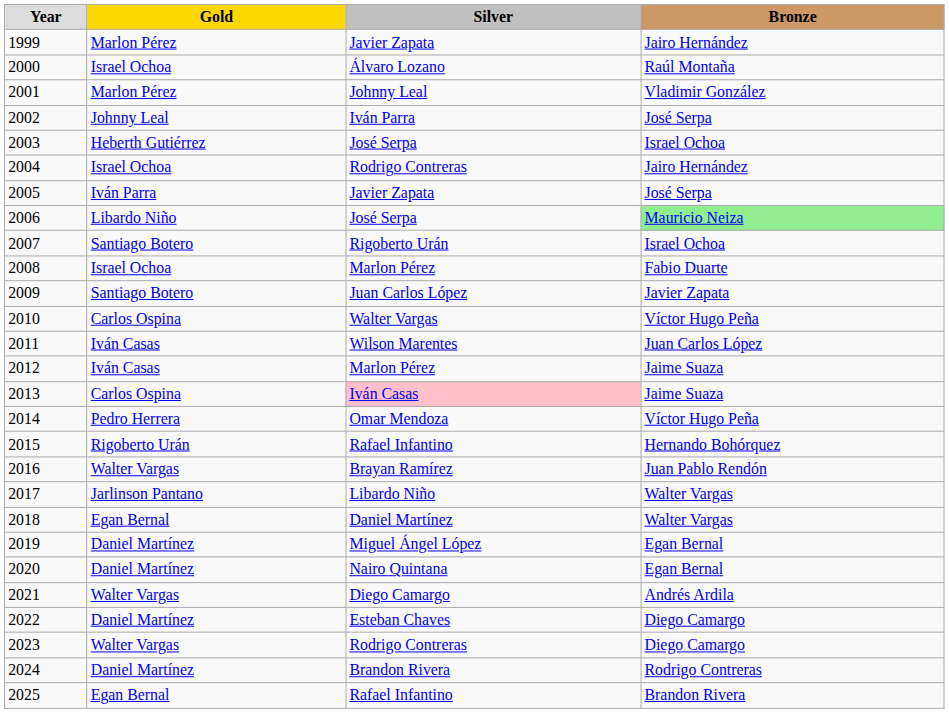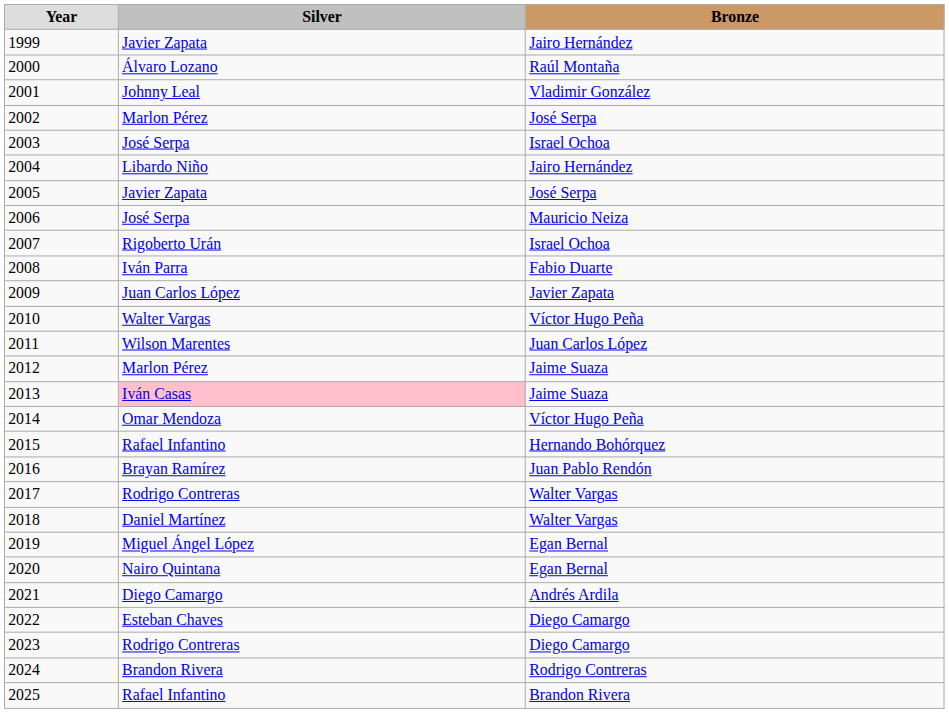- column: (216, 17)
(382, 117) Iván Parra -> (165, 117) Marlon Pérez
(408, 167) Rodrigo Contreras -> (165, 167) Libardo Niño
(694, 218) lightgreen background -> (579, 218) no background
(392, 268) Marlon Pérez -> (155, 268) Iván Parra
(392, 494) Libardo Niño -> (181, 494) Rodrigo Contreras
